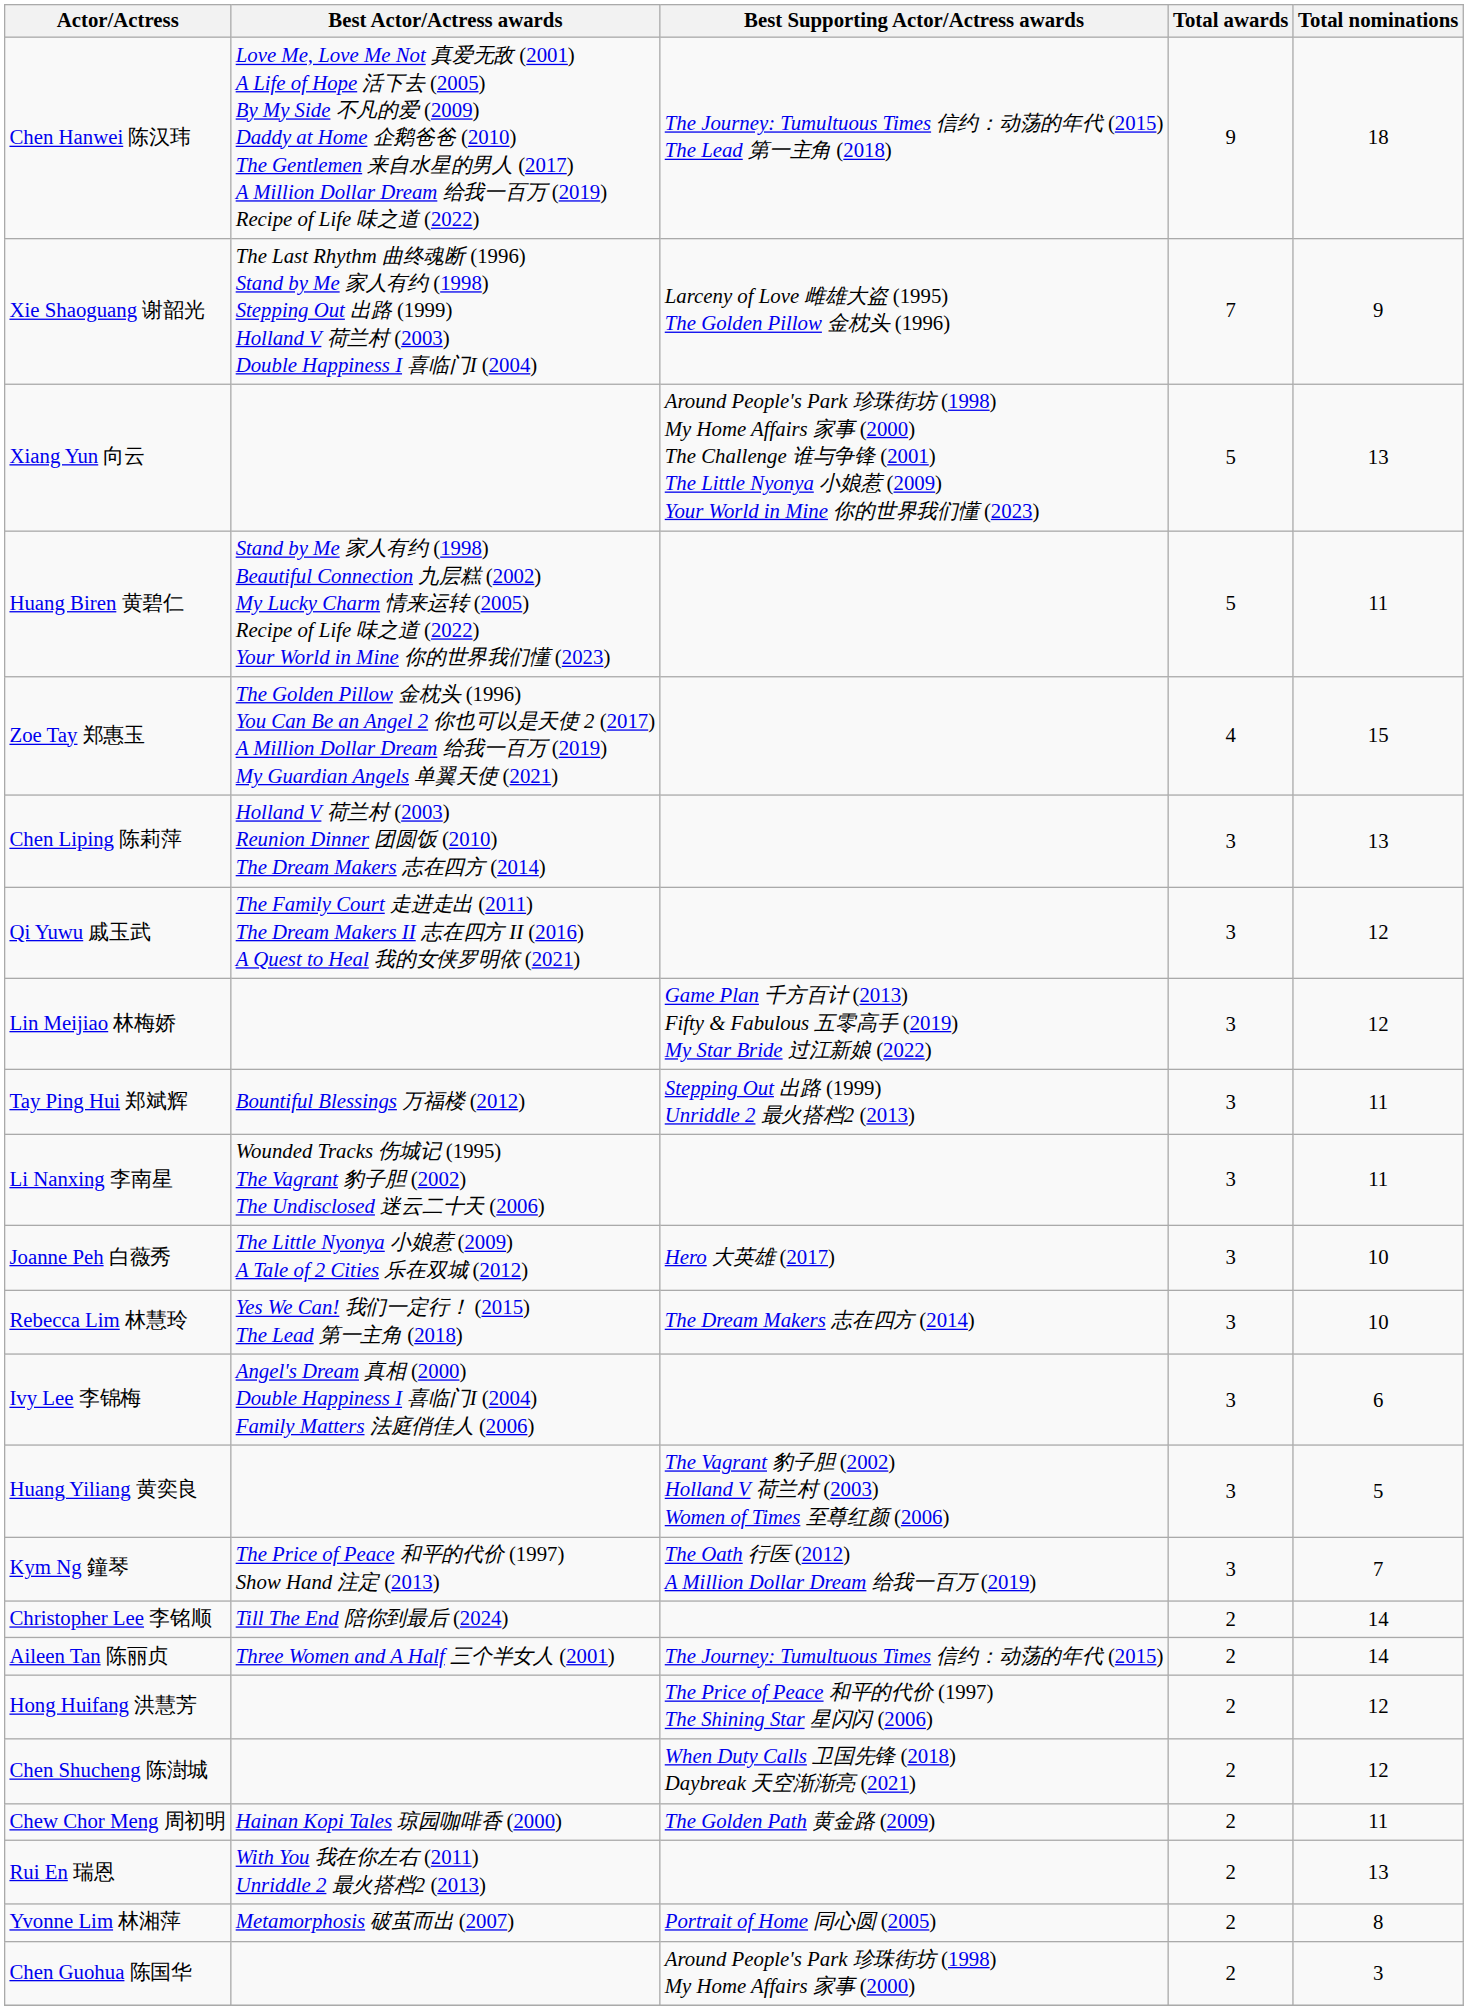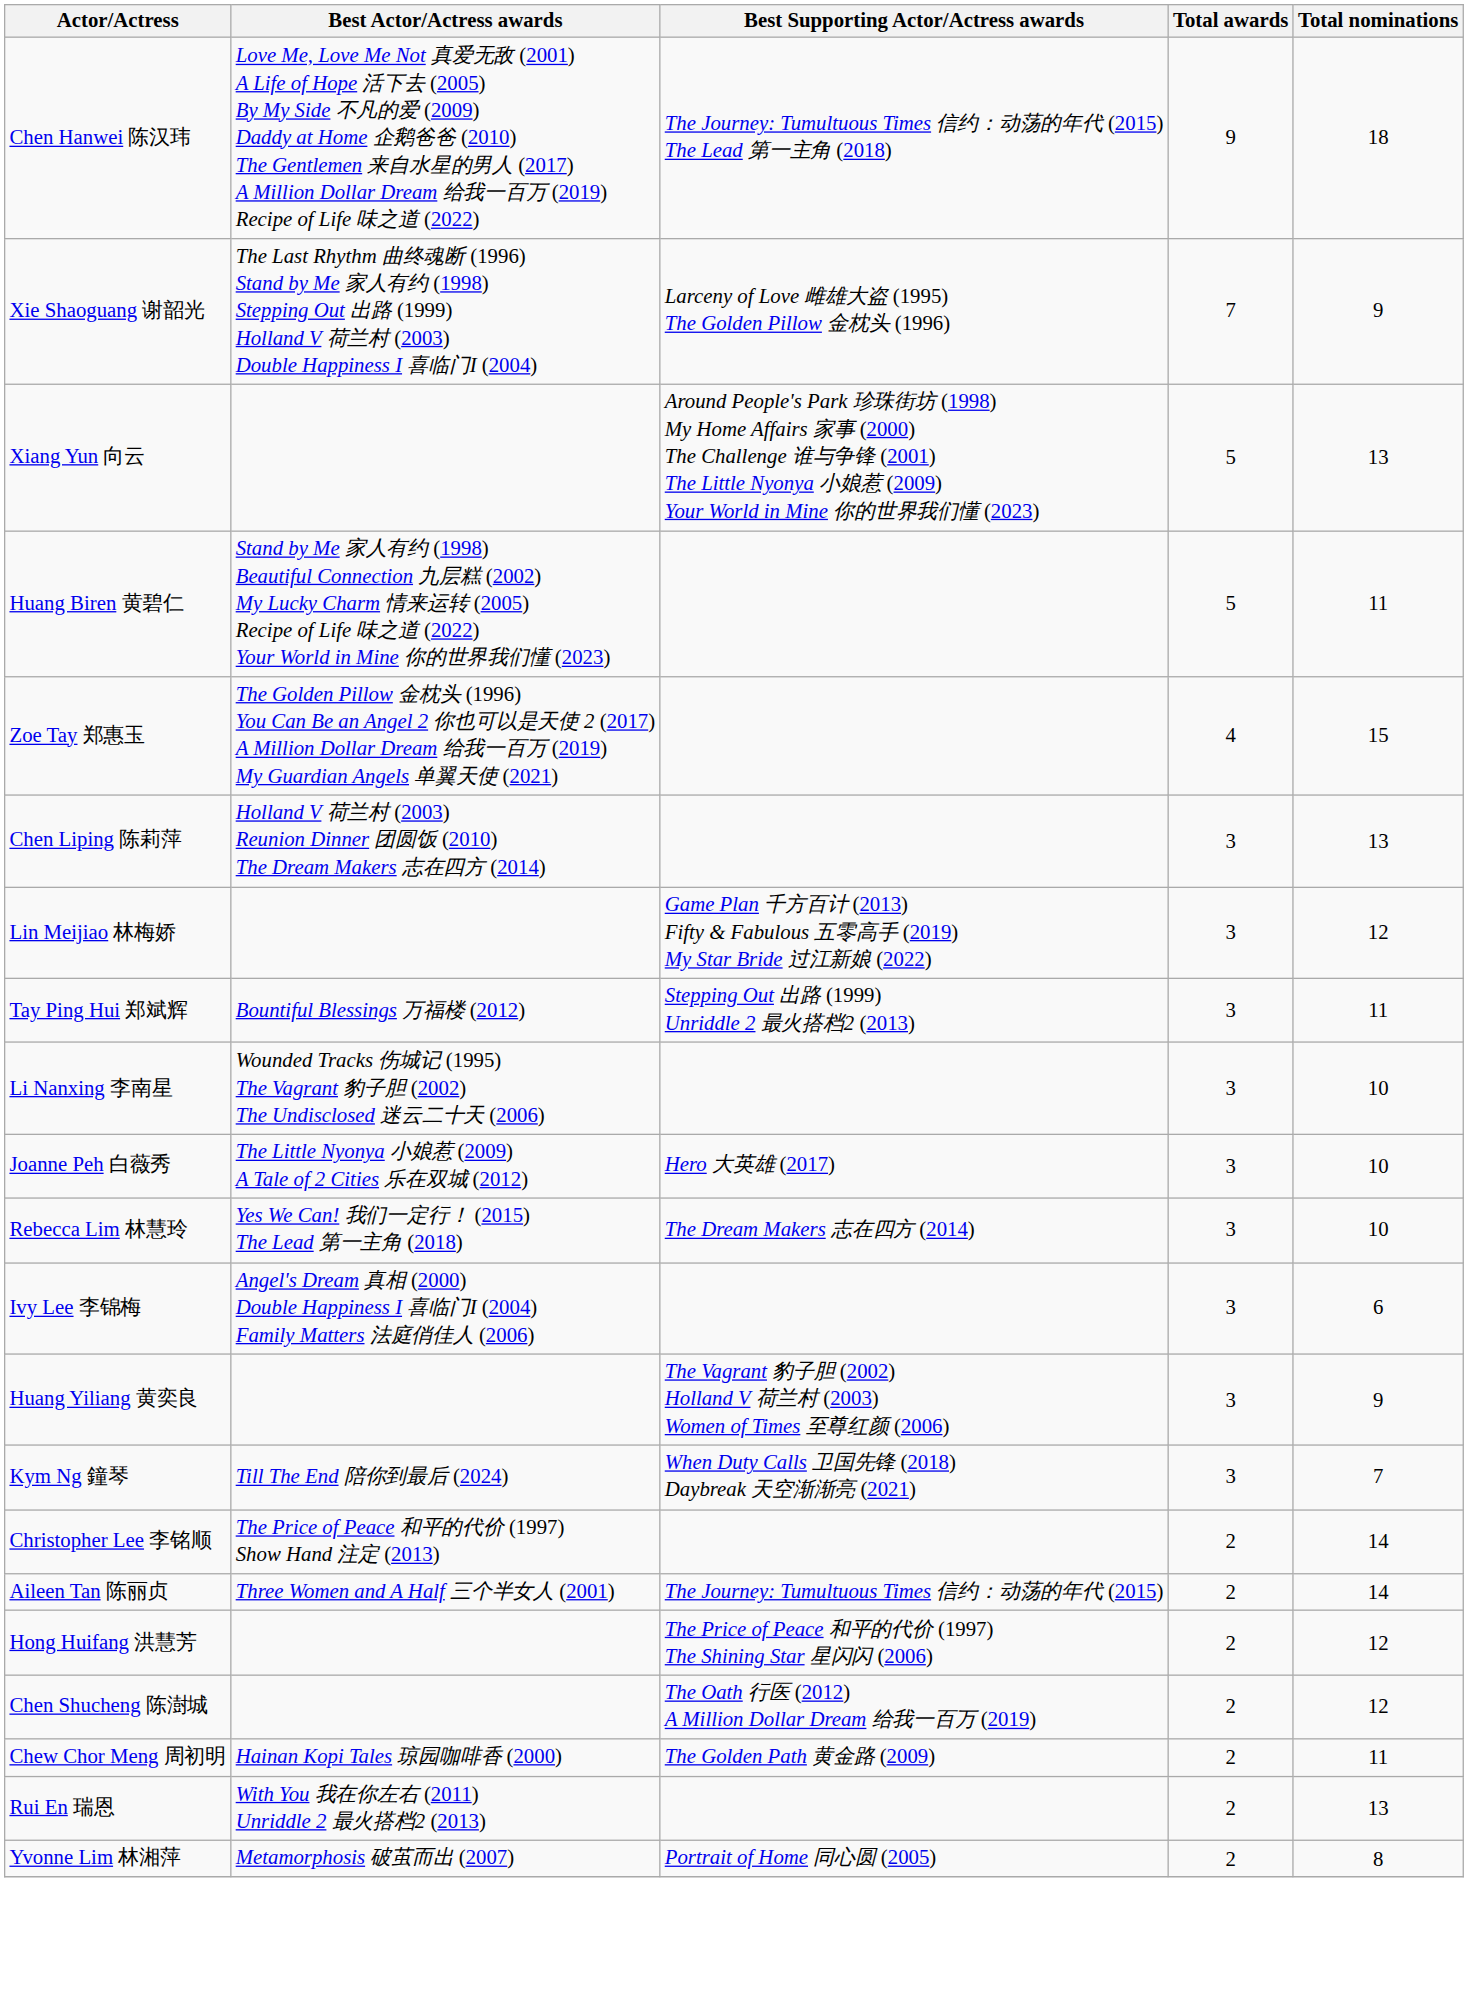- row: (80, 931)
(1378, 1179) 11 -> (1378, 1088) 10
(1378, 1490) 5 -> (1378, 1399) 9
(400, 1568) The Price of Peace 和平的代价 (1997) Show Hand 注定 (2013) -> (372, 1476) Till The End 陪你到最后 (2024)
(850, 1568) The Oath 行医 (2012) A Million Dollar Dream 给我一百万 (2019) -> (810, 1476) When Duty Calls 卫国先锋 (2018) Daybreak 天空渐渐亮 (2021)
(372, 1618) Till The End 陪你到最后 (2024) -> (400, 1540) The Price of Peace 和平的代价 (1997) Show Hand 注定 (2013)
(810, 1770) When Duty Calls 卫国先锋 (2018) Daybreak 天空渐渐亮 (2021) -> (850, 1706) The Oath 行医 (2012) A Million Dollar Dream 给我一百万 (2019)
- row: (101, 1972)
